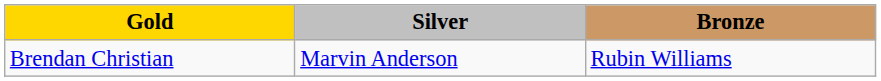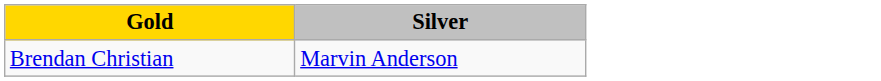- column: (731, 22)
